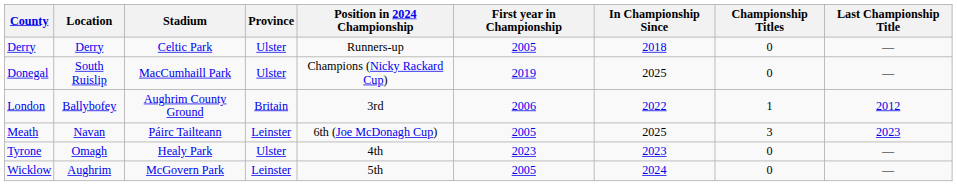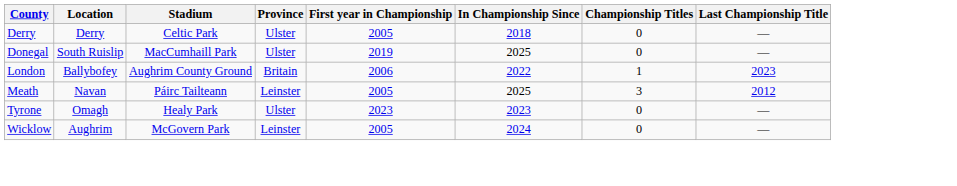- column: (375, 20)
(888, 106) 2012 -> (763, 71) 2023
(888, 132) 2023 -> (763, 91) 2012
